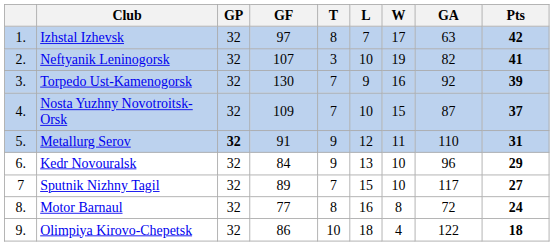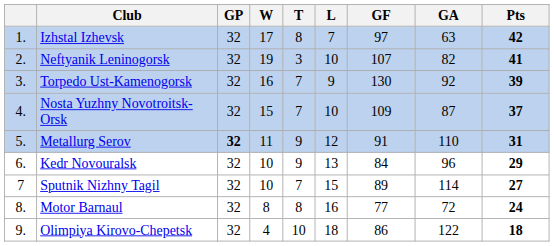columns swapped: (398, 15) <-> (284, 15)
(448, 185) 117 -> (448, 185) 114
